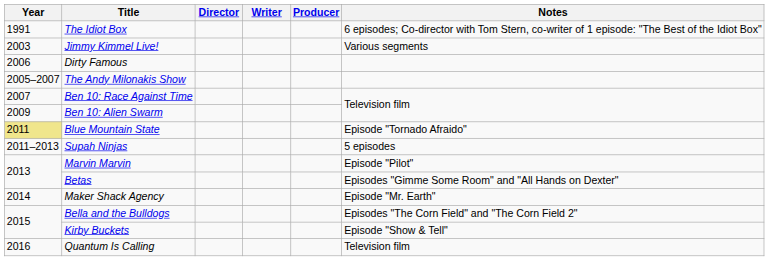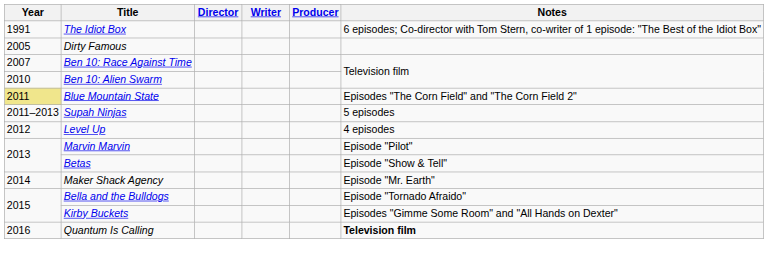- row: (111, 46)
(19, 63) 2006 -> (19, 46) 2005
- row: (125, 79)
(19, 113) 2009 -> (19, 79) 2010
(405, 130) Episode "Tornado Afraido" -> (460, 96) Episodes "The Corn Field" and "The Corn Field 2"
+ row: (85, 130)
(481, 180) Episodes "Gimme Some Room" and "All Hands on Dexter" -> (395, 163) Episode "Show & Tell"
(461, 213) Episodes "The Corn Field" and "The Corn Field 2" -> (405, 197) Episode "Tornado Afraido"
(396, 230) Episode "Show & Tell" -> (481, 213) Episodes "Gimme Some Room" and "All Hands on Dexter"
(377, 247) normal -> (380, 230) bold
